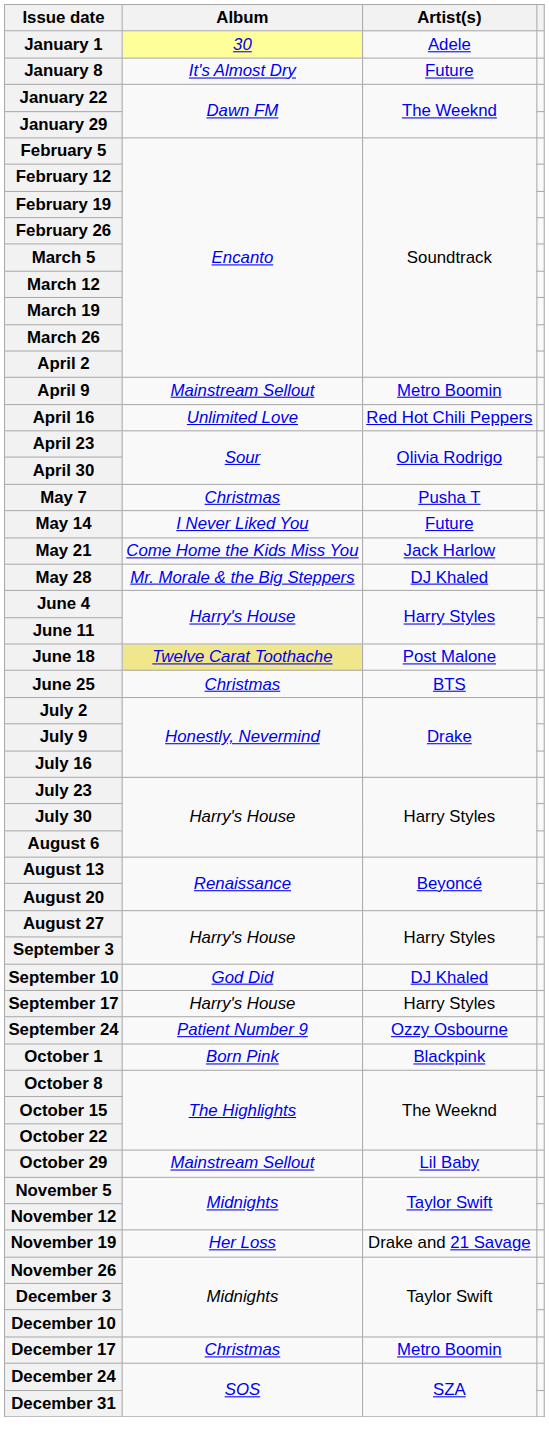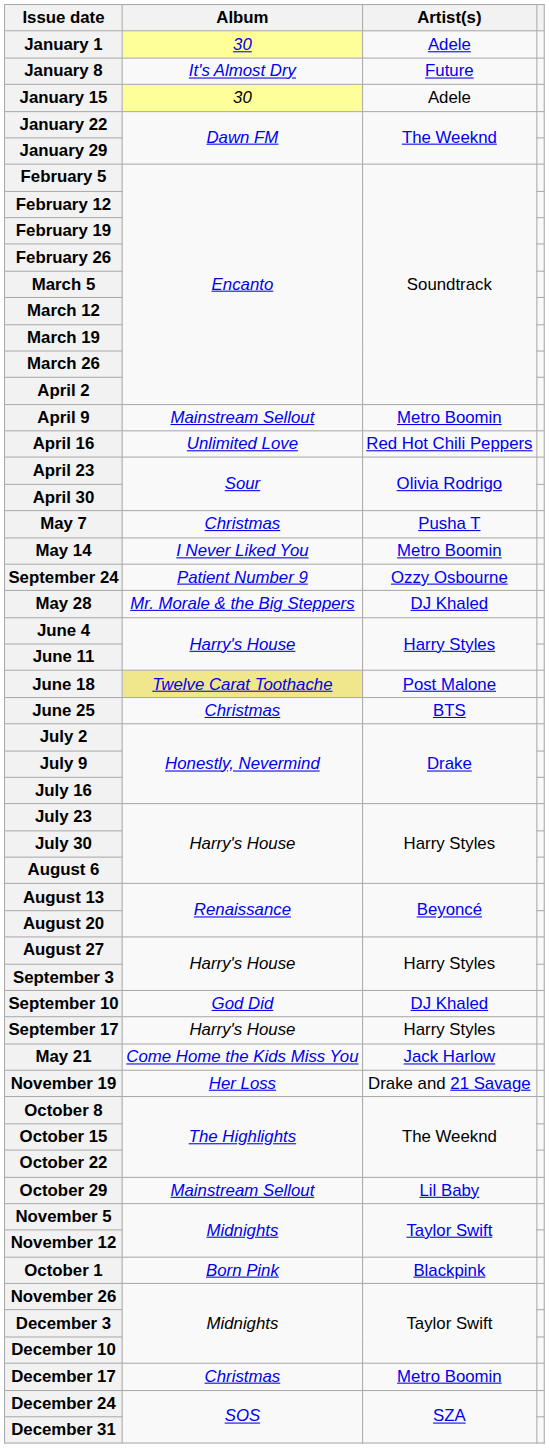+ row: (63, 97)
(449, 524) Future -> (449, 550) Metro Boomin
rows swapped: (63, 550) <-> (63, 1030)
rows swapped: (63, 1056) <-> (63, 1243)
